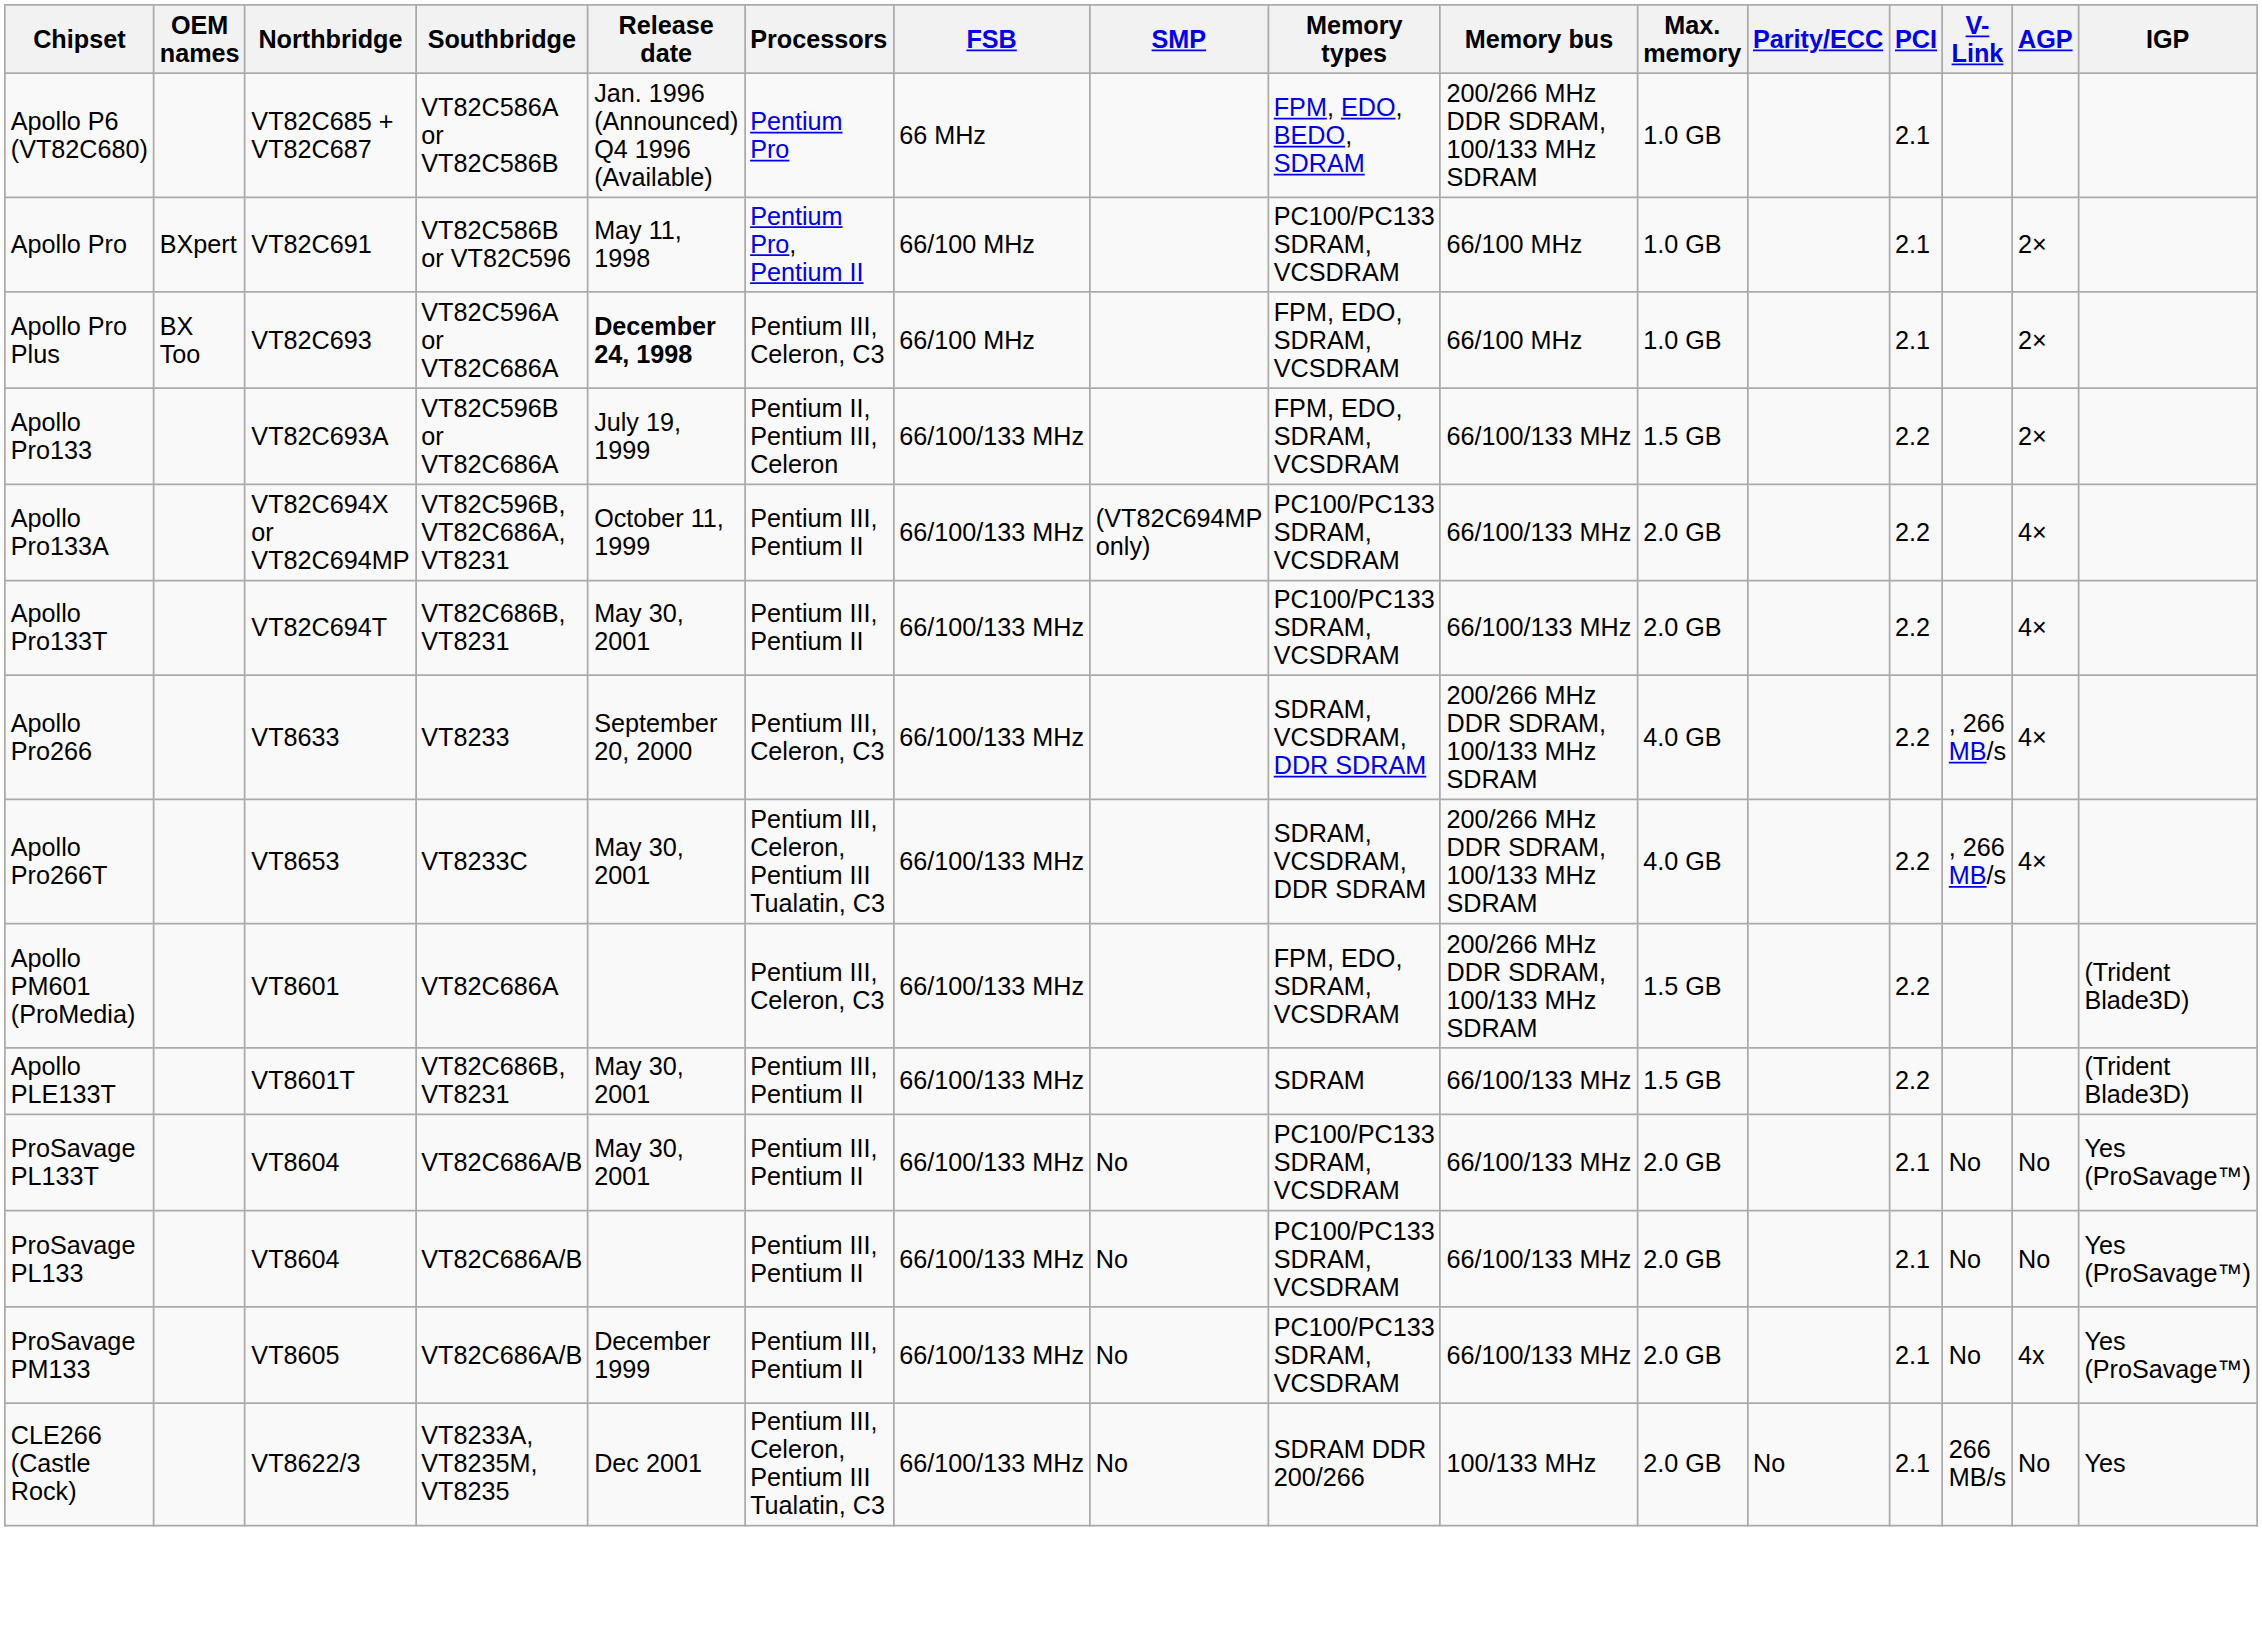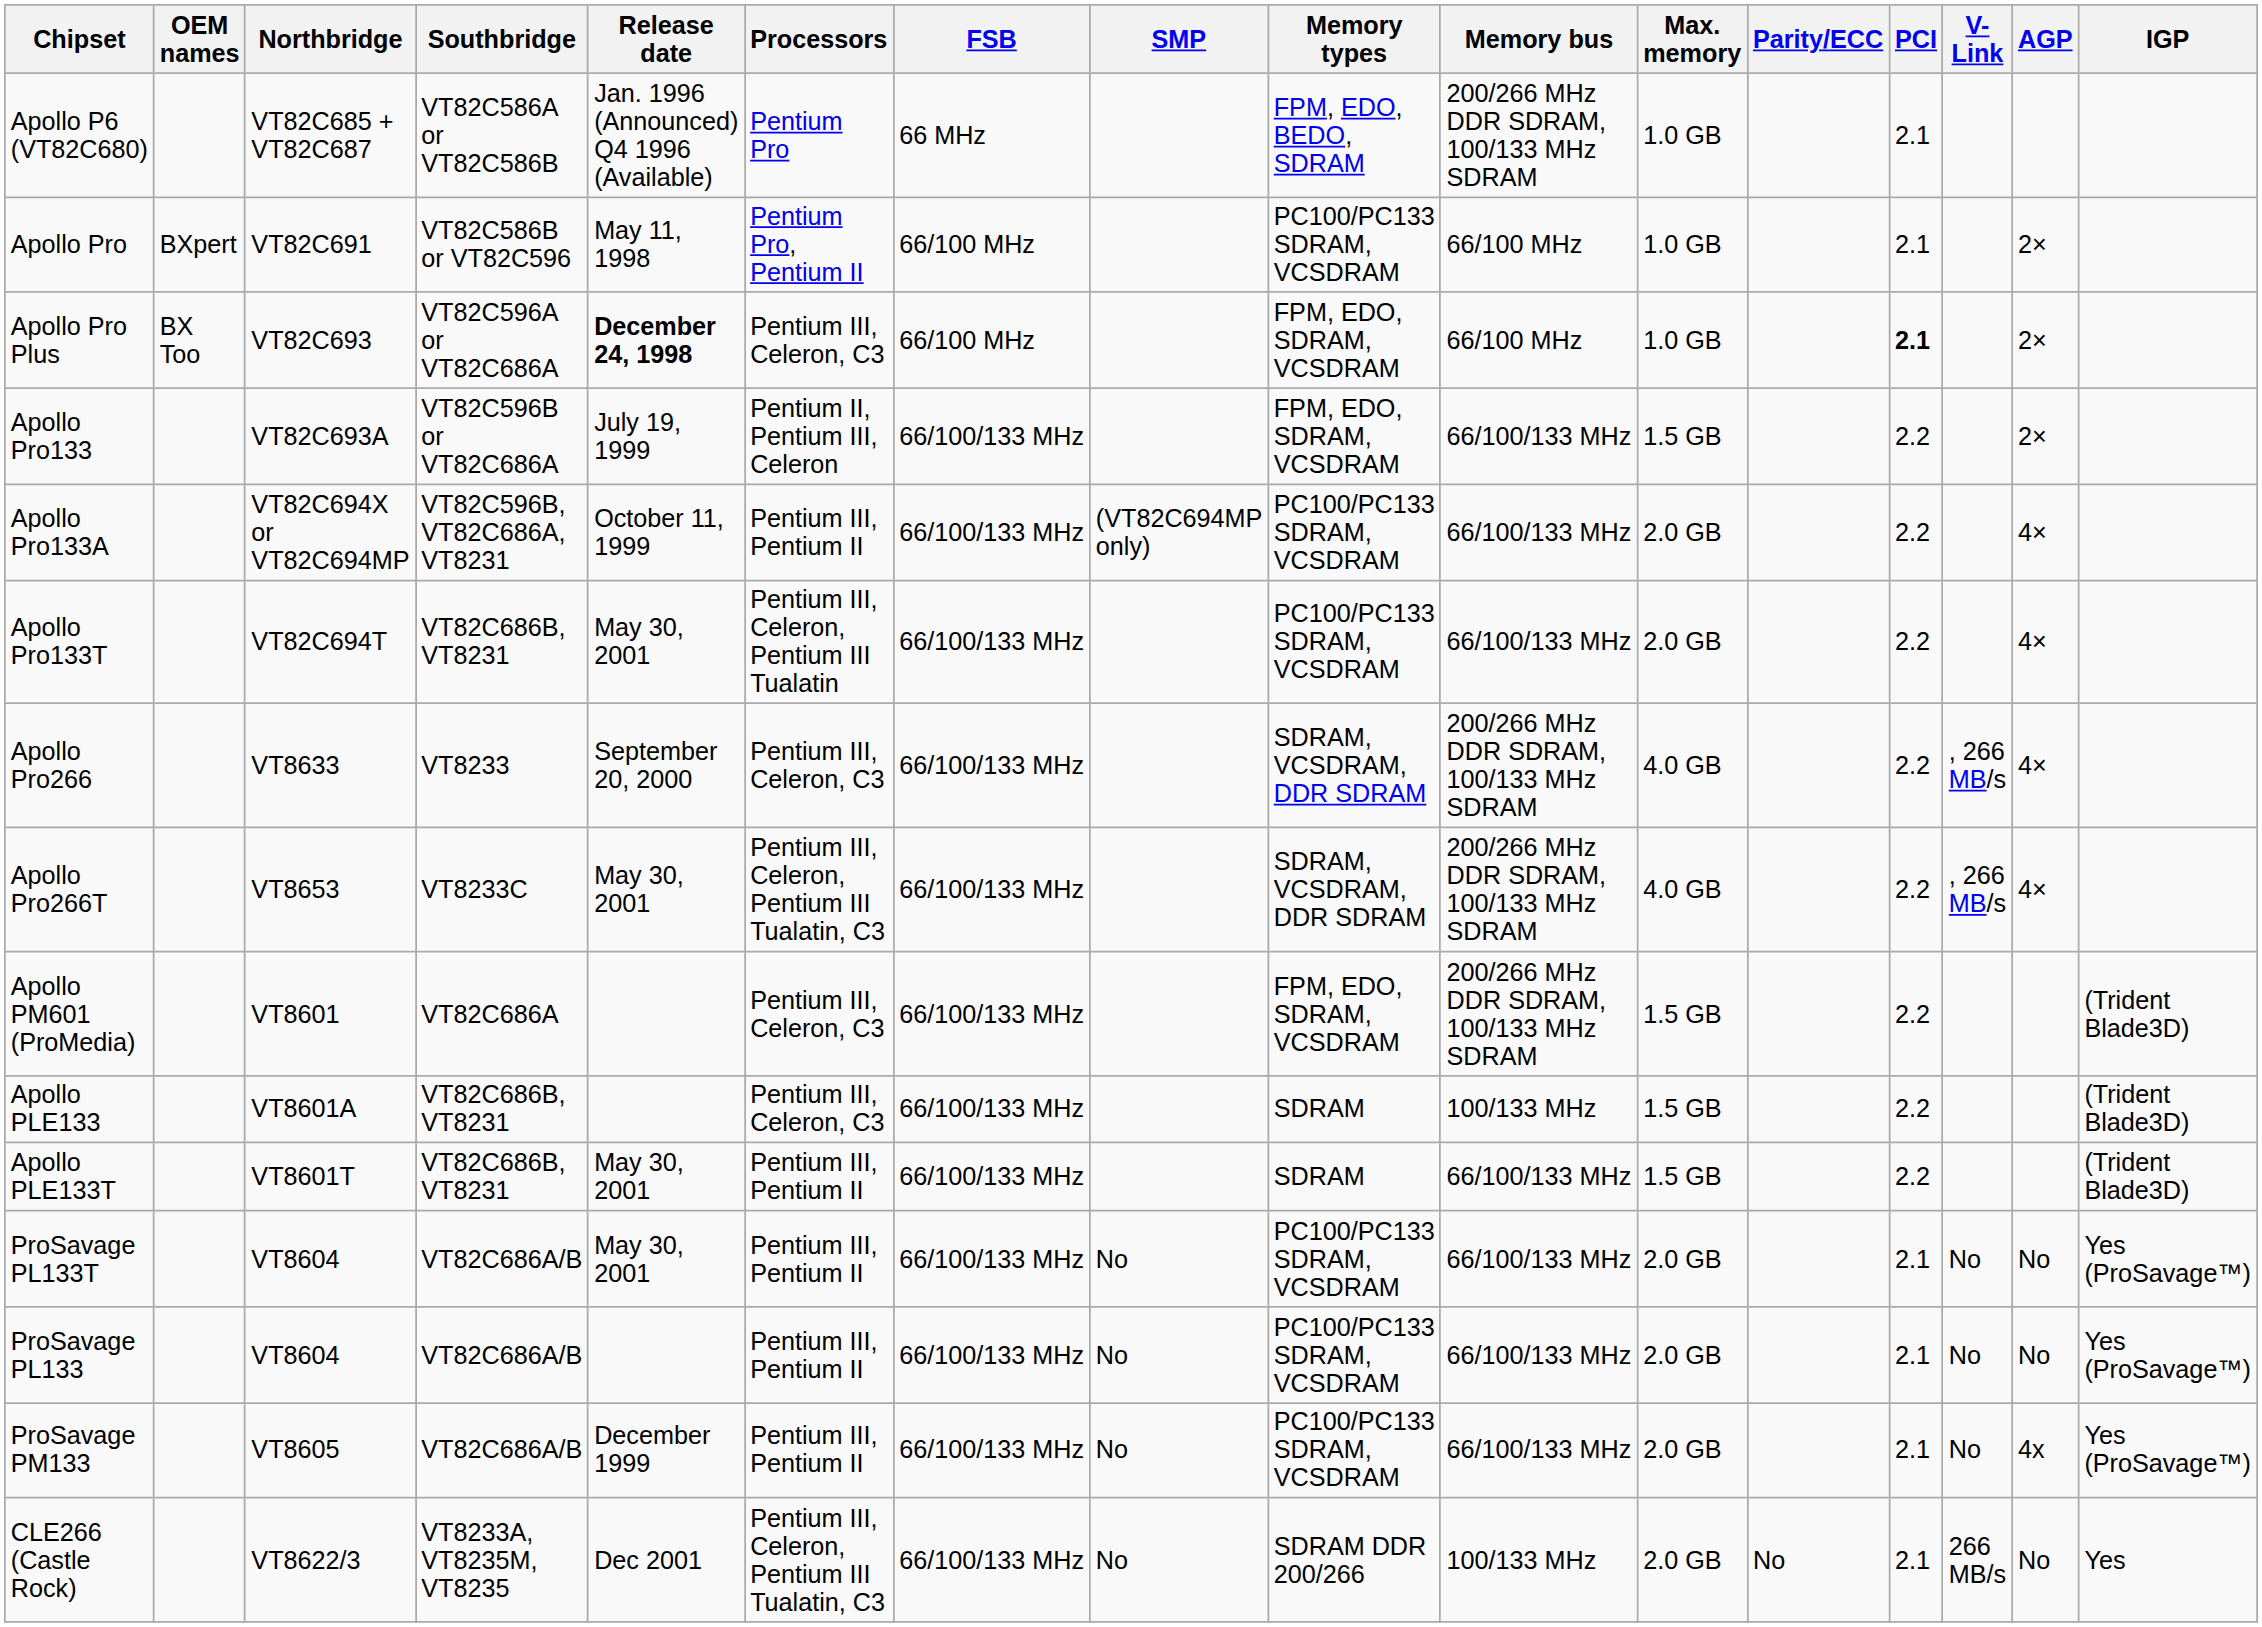(1912, 341) normal -> (1912, 341) bold
(814, 628) Pentium III, Pentium II -> (814, 642) Pentium III, Celeron, Pentium III Tualatin
+ row: (56, 1109)
